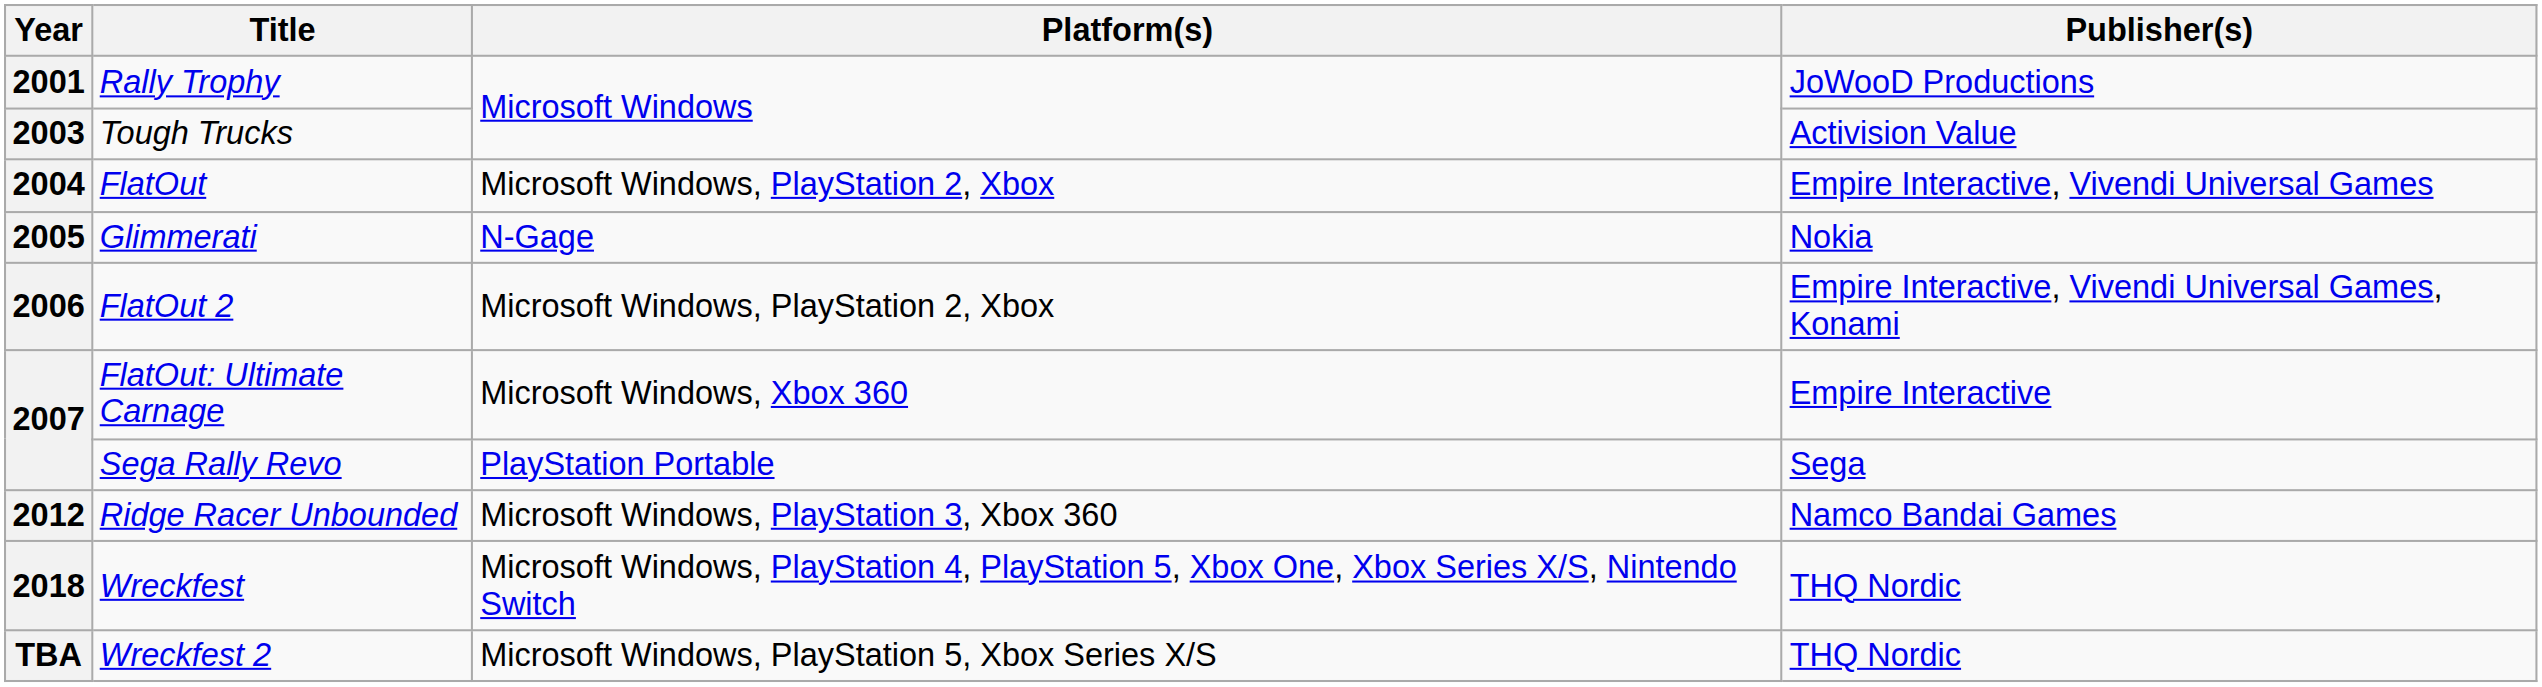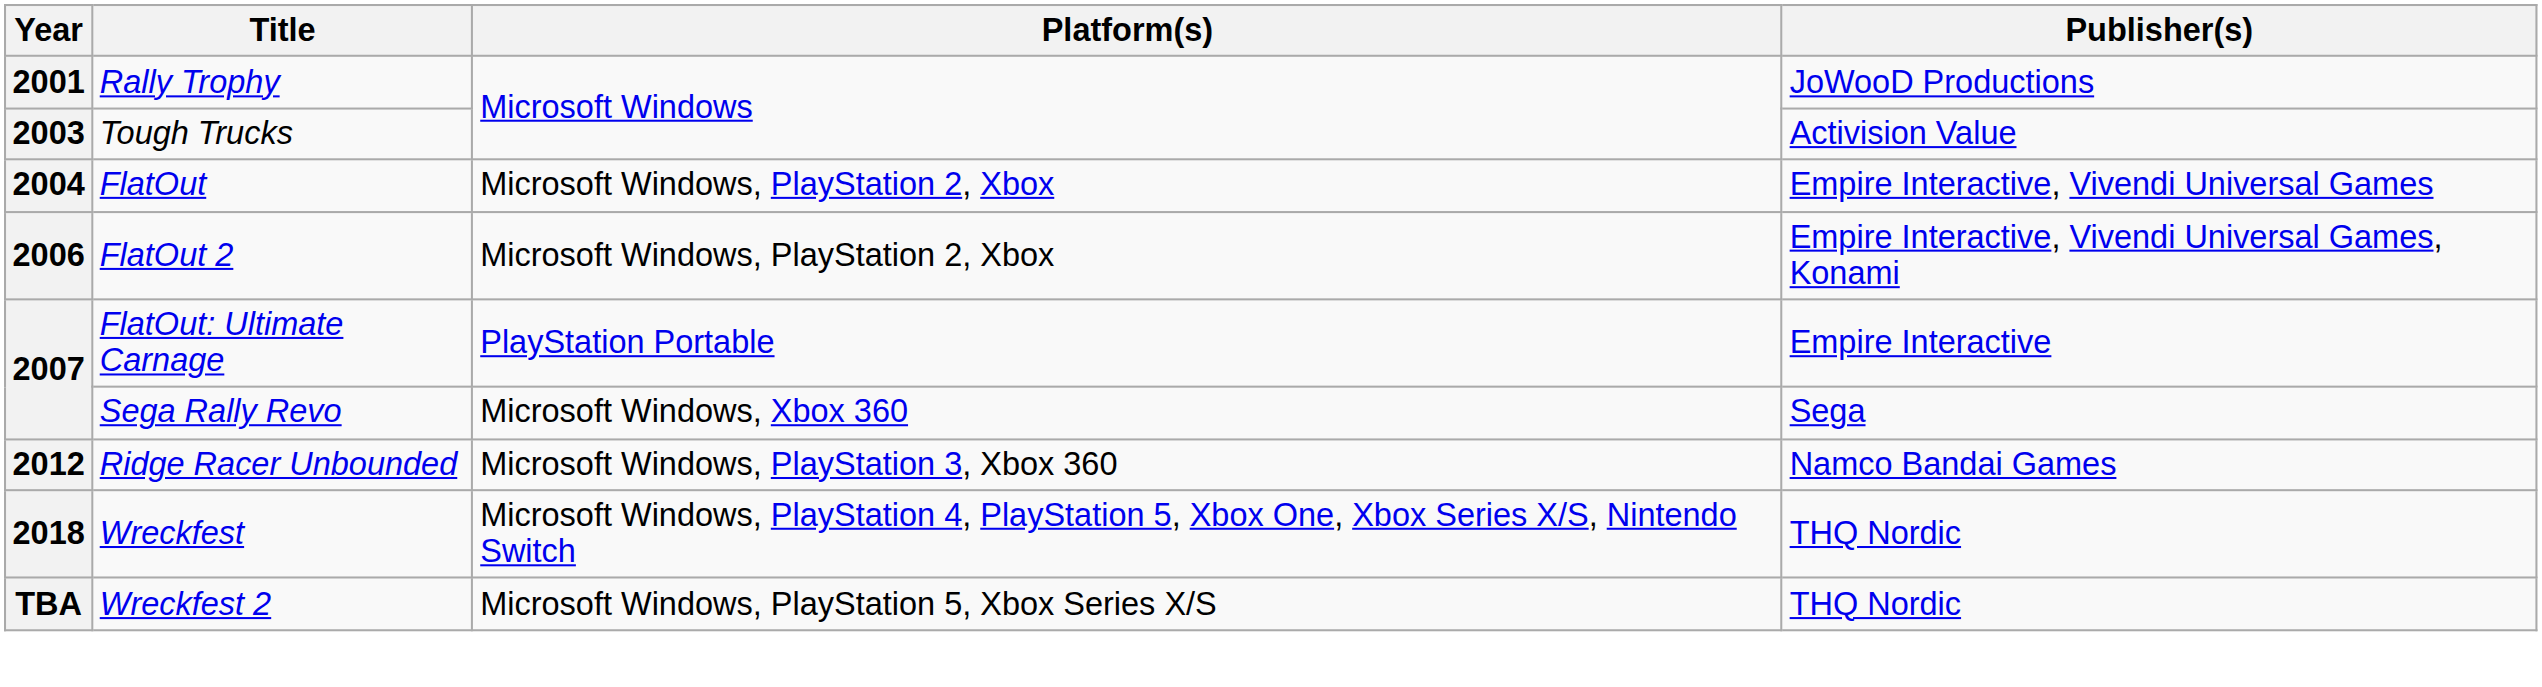- row: (49, 236)
(694, 394) Microsoft Windows, Xbox 360 -> (627, 342) PlayStation Portable
(627, 463) PlayStation Portable -> (694, 412) Microsoft Windows, Xbox 360
